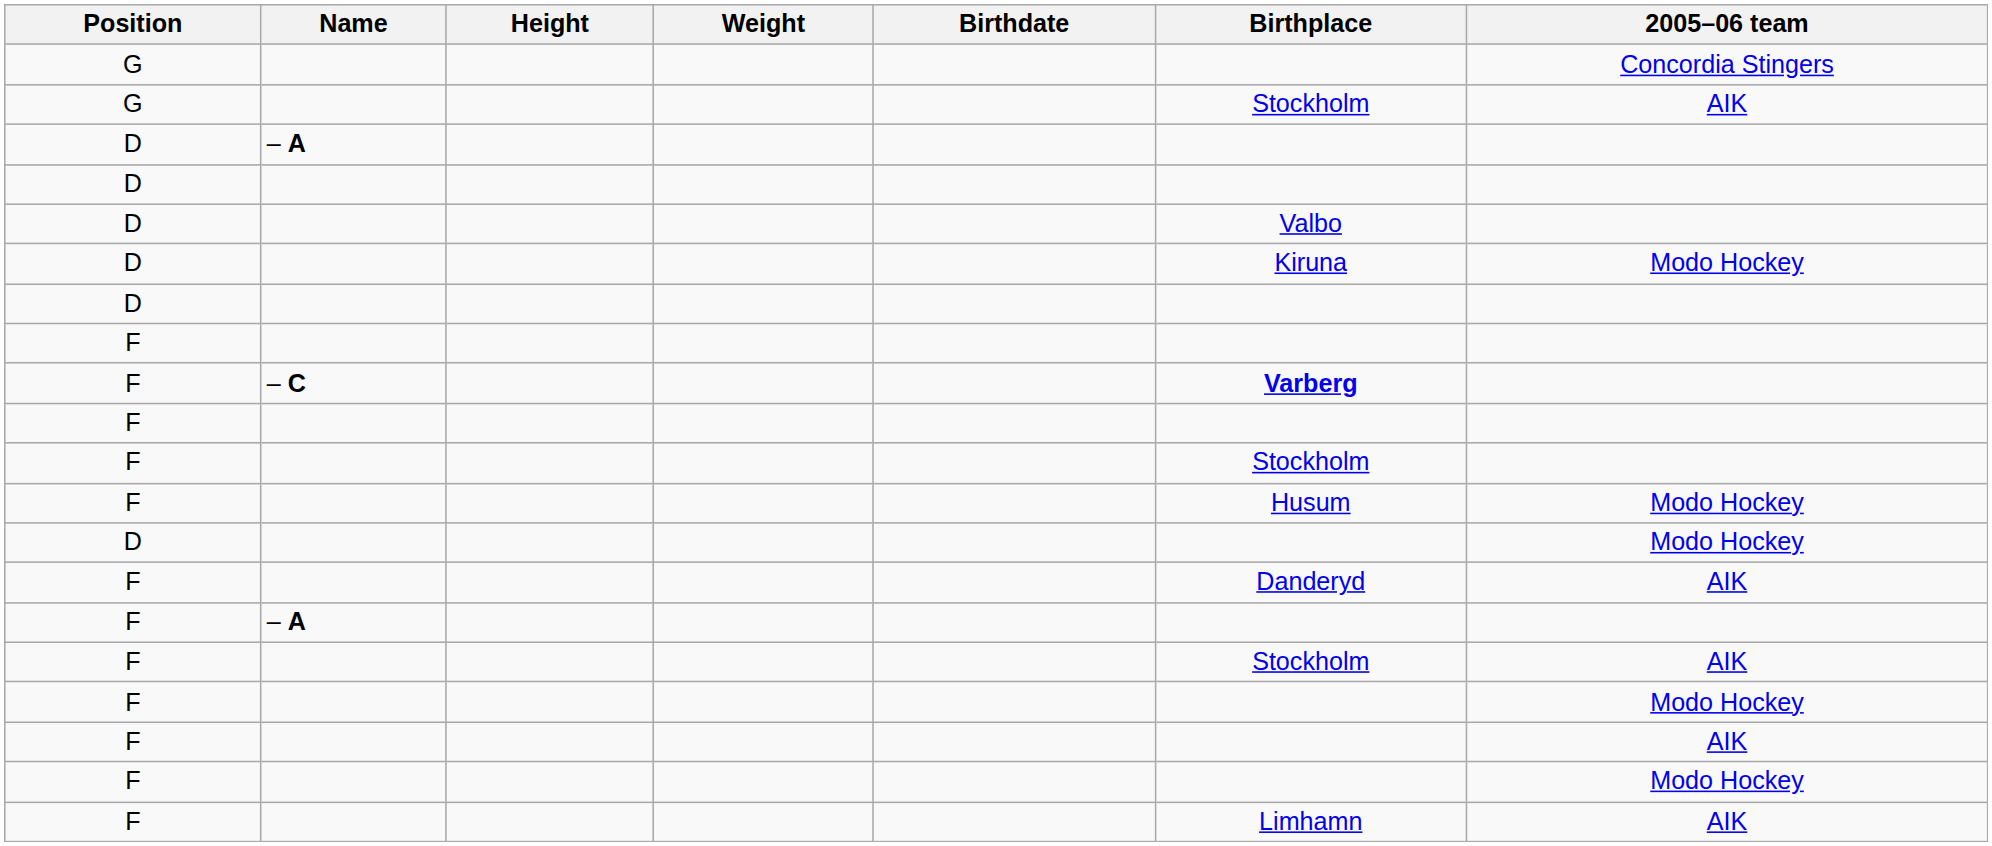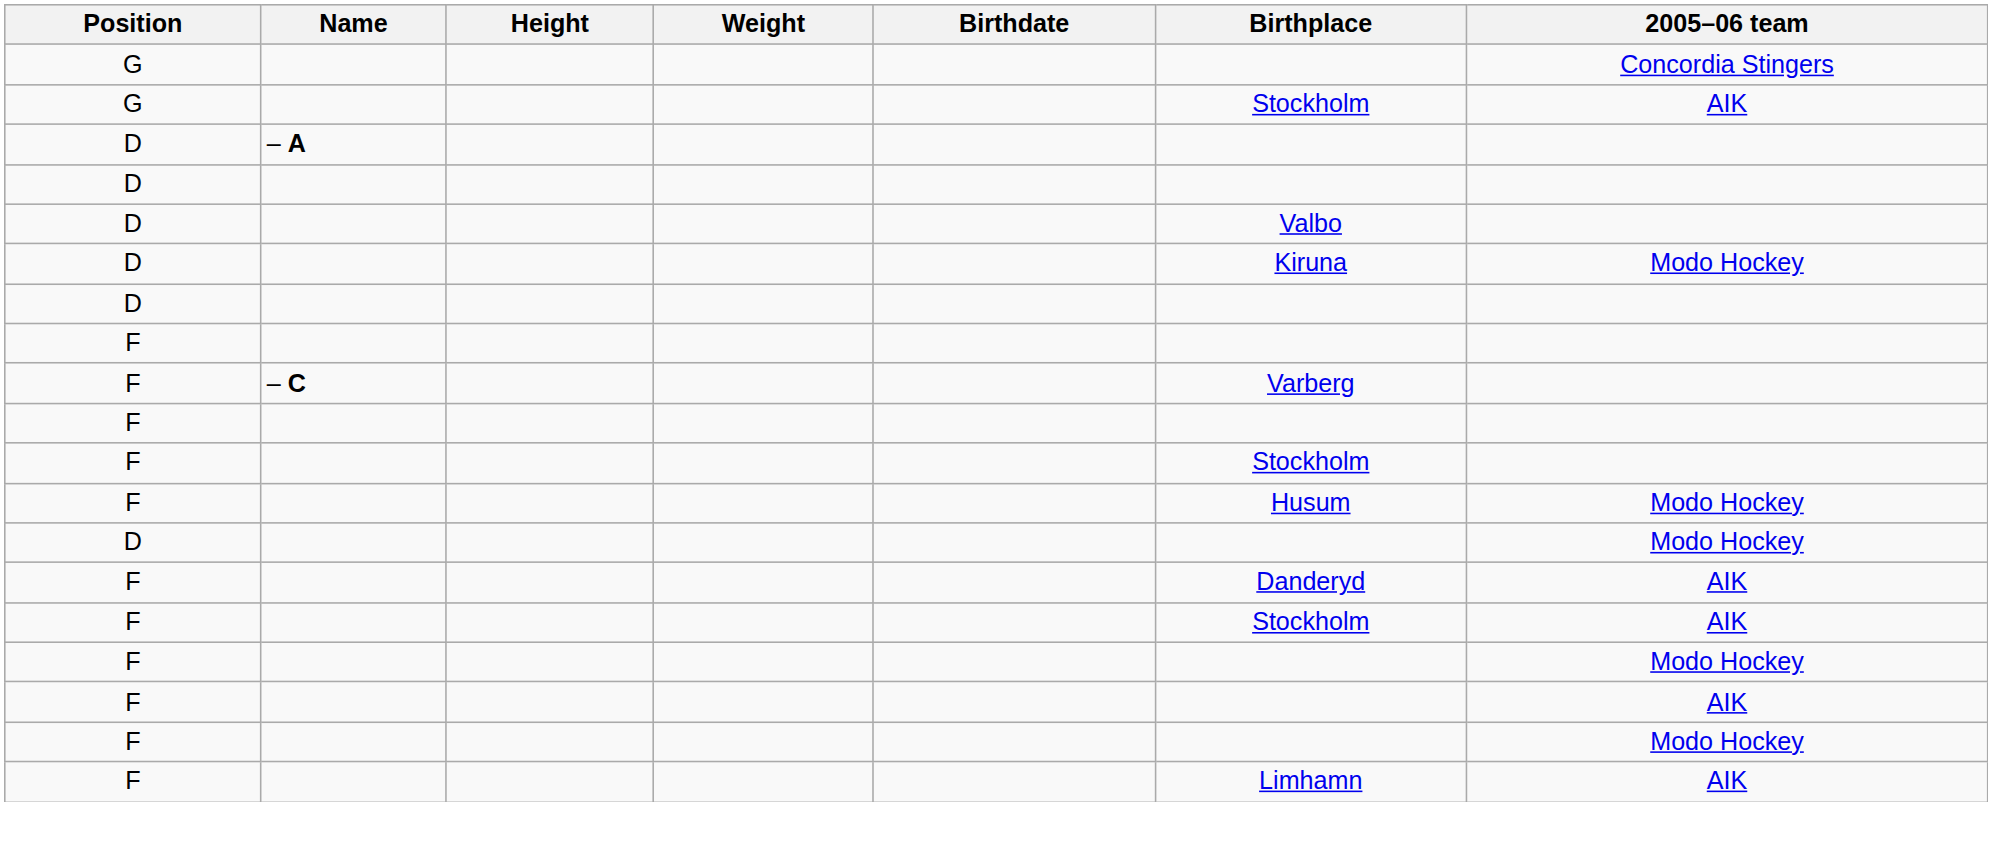(1311, 382) bold -> (1311, 382) normal
- row: (133, 622)
